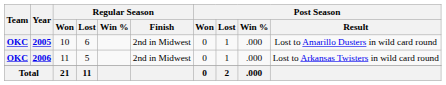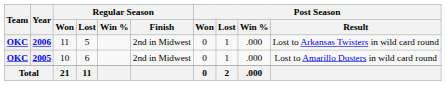rows swapped: (42, 42) <-> (42, 58)
